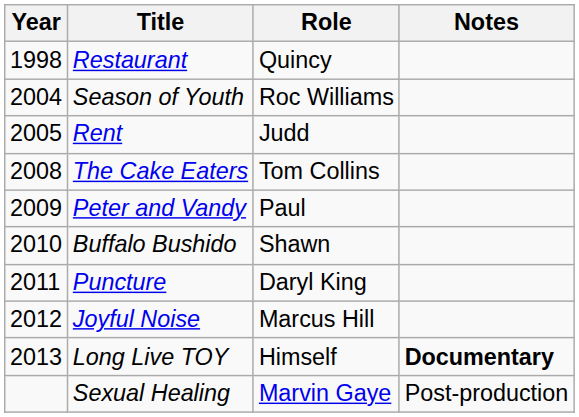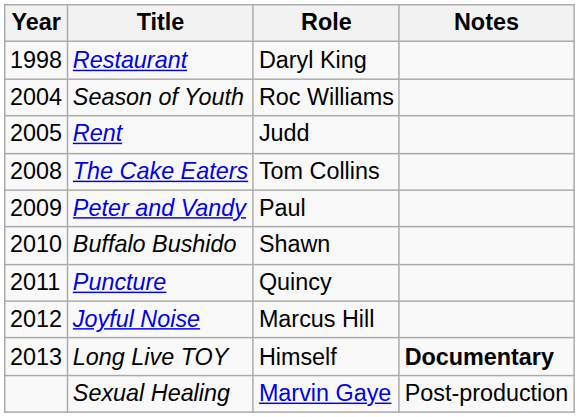(295, 60) Quincy -> (313, 60) Daryl King
(313, 282) Daryl King -> (295, 282) Quincy
